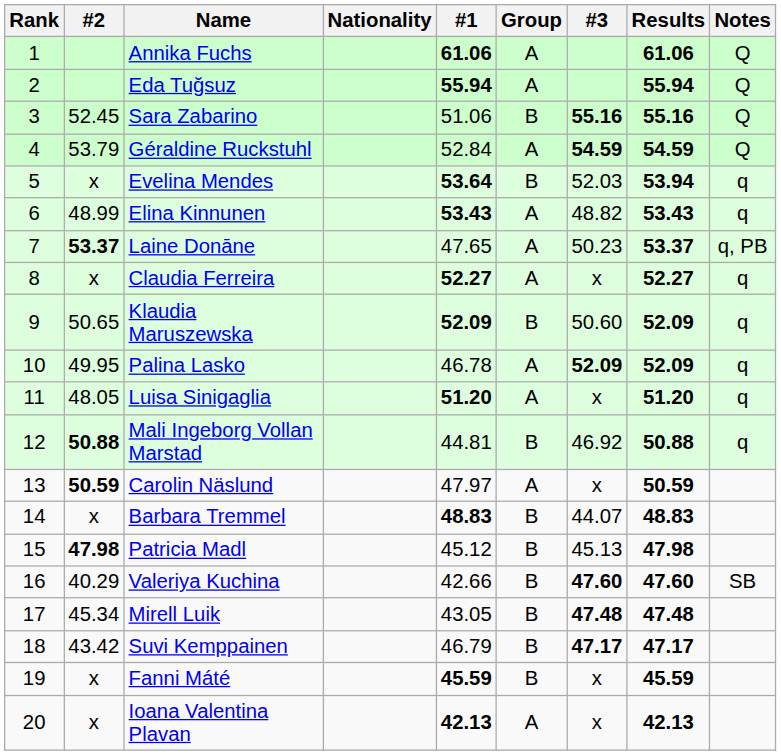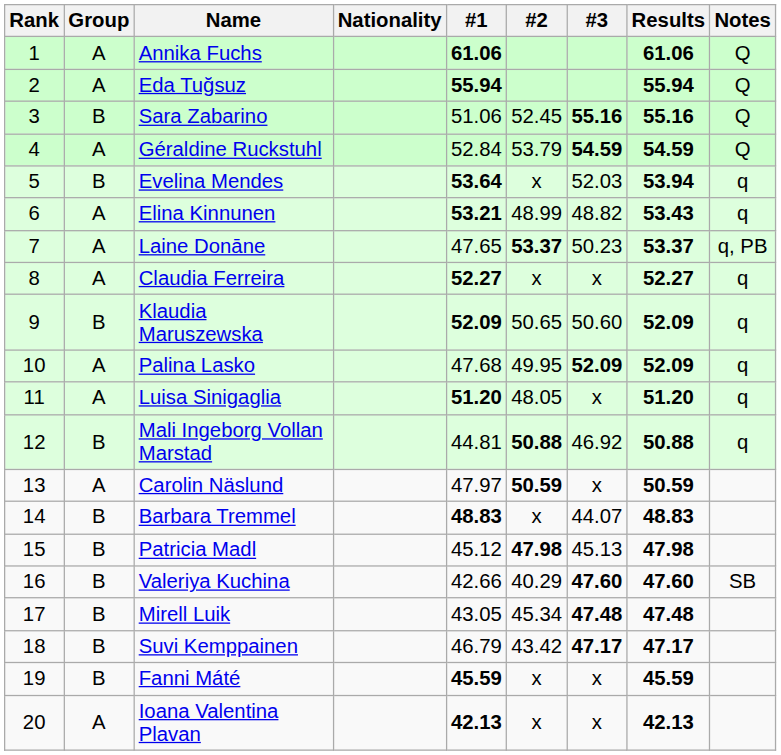columns swapped: (532, 20) <-> (94, 20)
(466, 213) 53.43 -> (476, 213) 53.21
(466, 365) 46.78 -> (476, 365) 47.68
